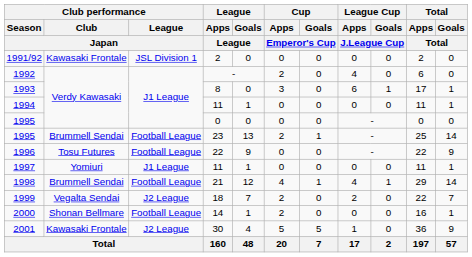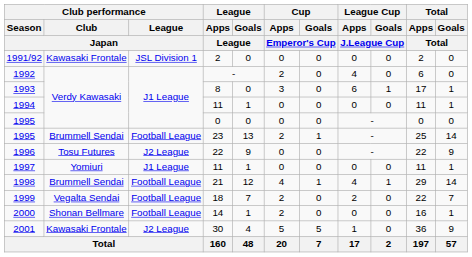(166, 151) Football League -> (166, 151) J2 League
(166, 197) J2 League -> (166, 197) Football League
